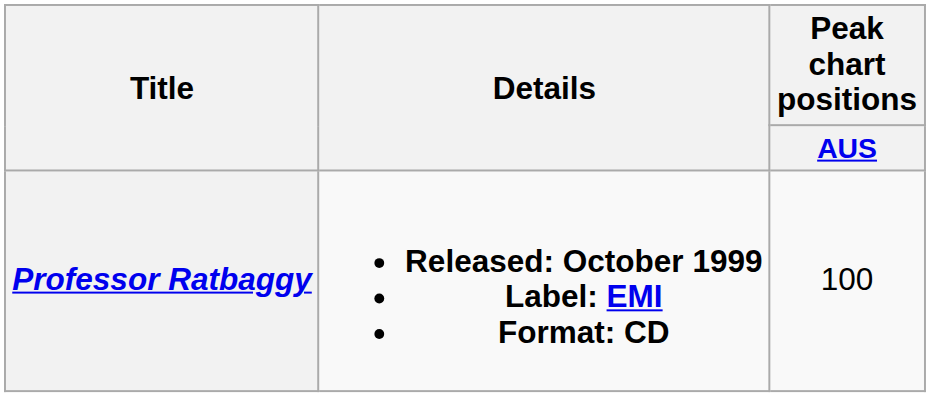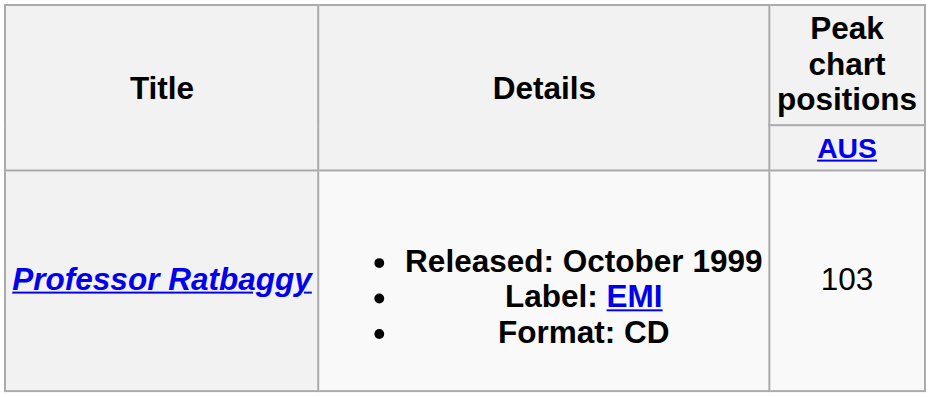(847, 279) 100 -> (847, 279) 103
